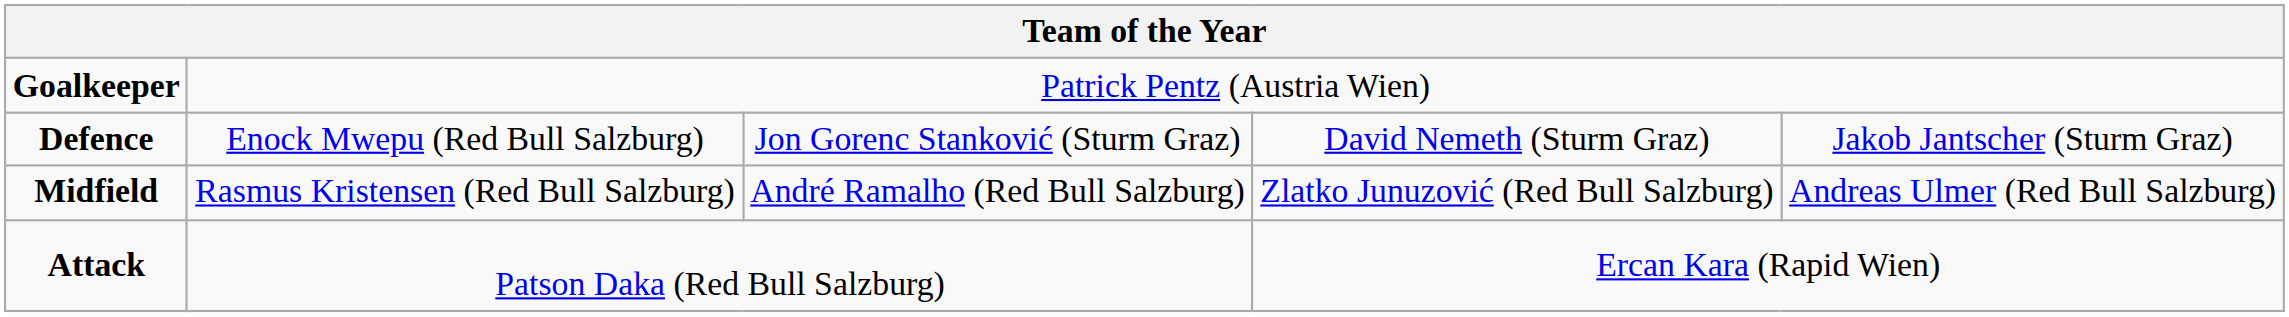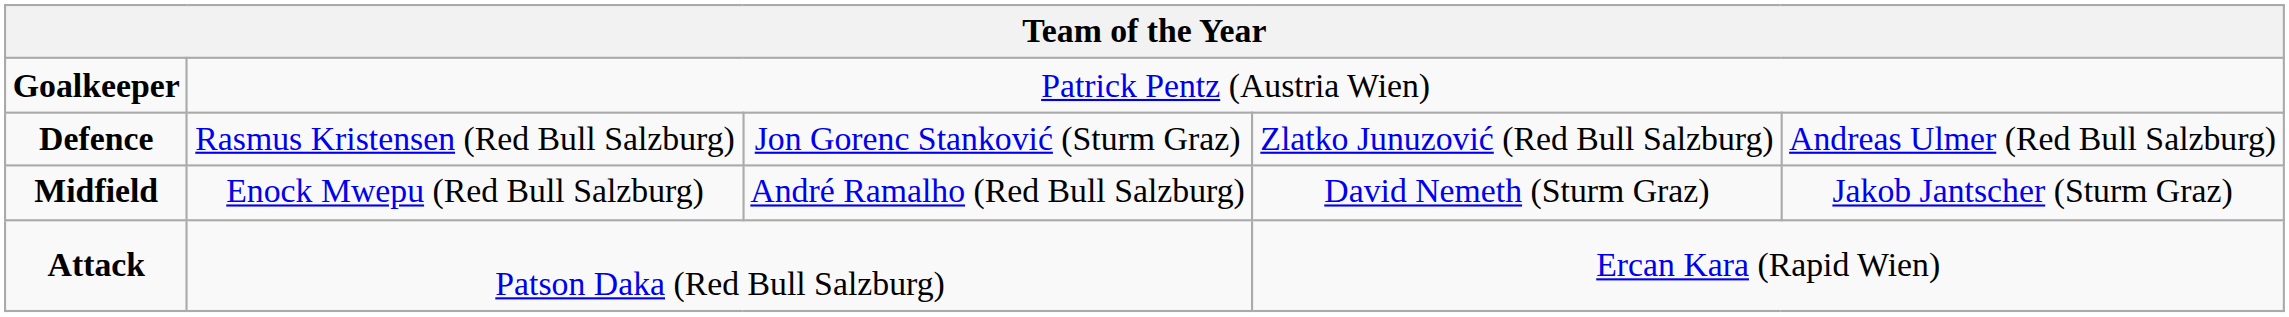(465, 138) Enock Mwepu (Red Bull Salzburg) -> (465, 138) Rasmus Kristensen (Red Bull Salzburg)
(1517, 138) David Nemeth (Sturm Graz) -> (1517, 138) Zlatko Junuzović (Red Bull Salzburg)
(2033, 138) Jakob Jantscher (Sturm Graz) -> (2033, 138) Andreas Ulmer (Red Bull Salzburg)
(465, 191) Rasmus Kristensen (Red Bull Salzburg) -> (465, 191) Enock Mwepu (Red Bull Salzburg)
(1517, 191) Zlatko Junuzović (Red Bull Salzburg) -> (1517, 191) David Nemeth (Sturm Graz)
(2033, 191) Andreas Ulmer (Red Bull Salzburg) -> (2033, 191) Jakob Jantscher (Sturm Graz)
